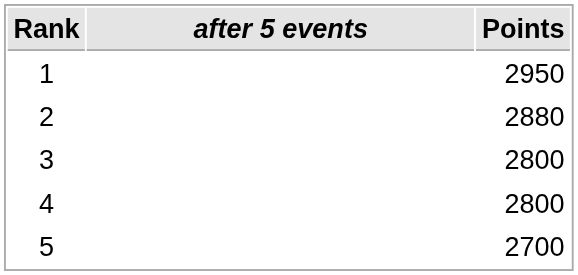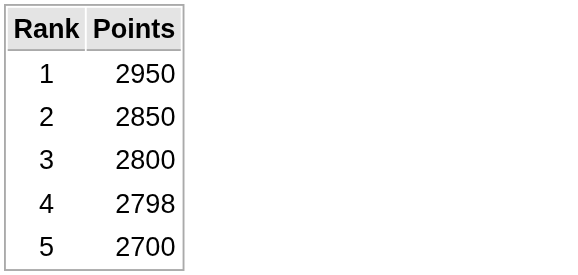- column: (281, 28)
(534, 117) 2880 -> (145, 117) 2850
(534, 203) 2800 -> (145, 203) 2798
